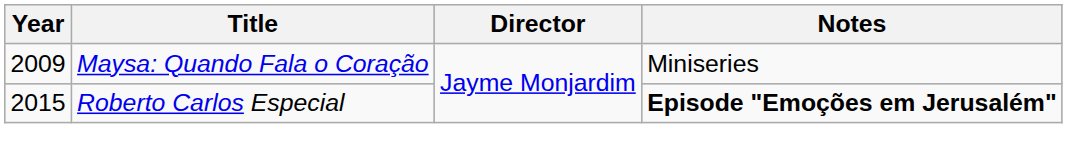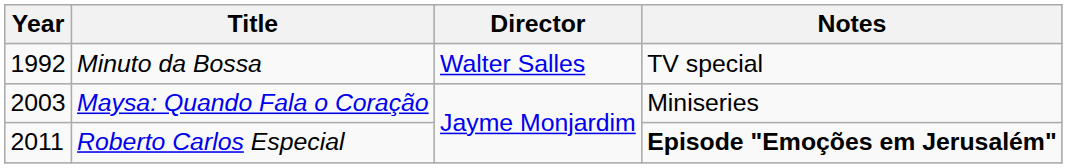+ row: (169, 63)
(38, 63) 2009 -> (38, 102) 2003
(38, 102) 2015 -> (37, 142) 2011
